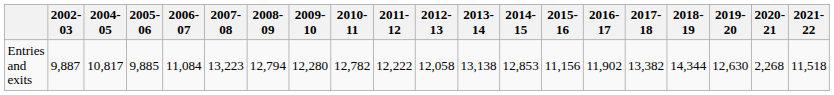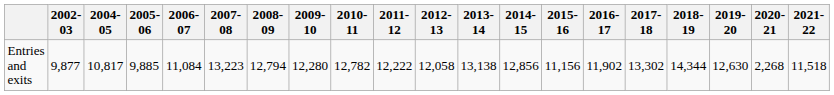(65, 65) 9,887 -> (65, 65) 9,877
(521, 65) 12,853 -> (521, 65) 12,856
(646, 65) 13,382 -> (646, 65) 13,302
